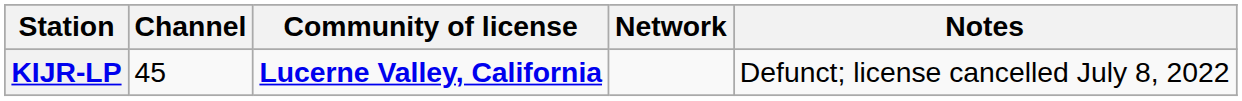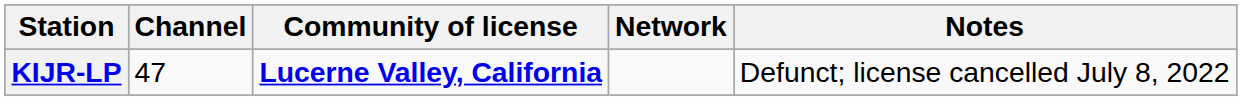(150, 71) 45 -> (150, 71) 47
